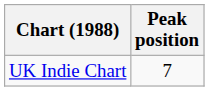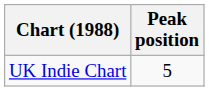(167, 70) 7 -> (167, 70) 5
